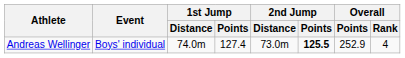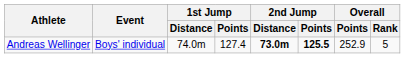(275, 45) normal -> (275, 45) bold
(385, 45) 4 -> (385, 45) 5
